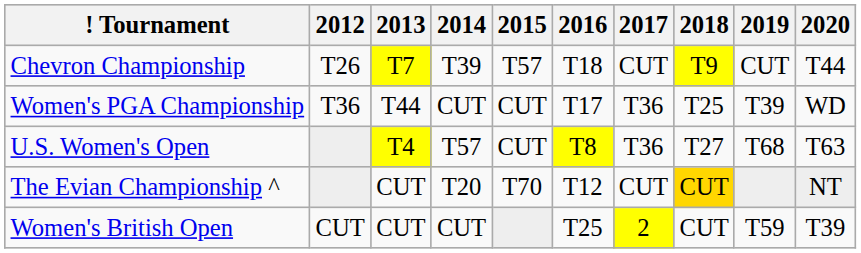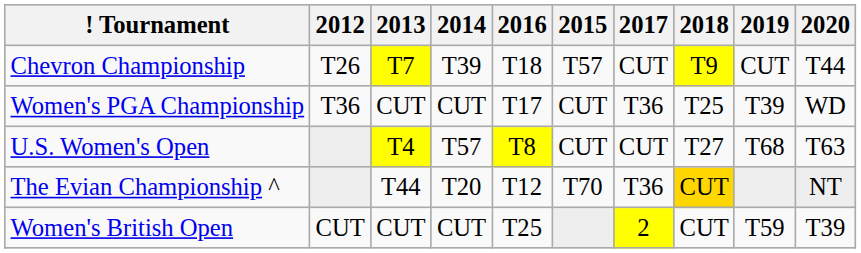columns swapped: (522, 24) <-> (583, 24)
(401, 106) T44 -> (401, 106) CUT
(643, 146) T36 -> (643, 146) CUT
(401, 187) CUT -> (401, 187) T44
(643, 187) CUT -> (643, 187) T36
